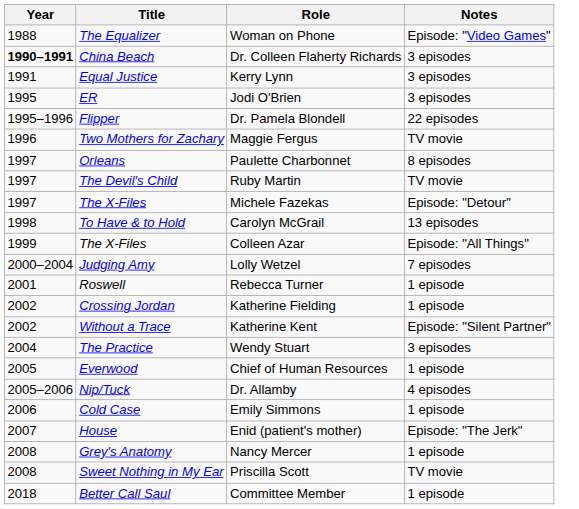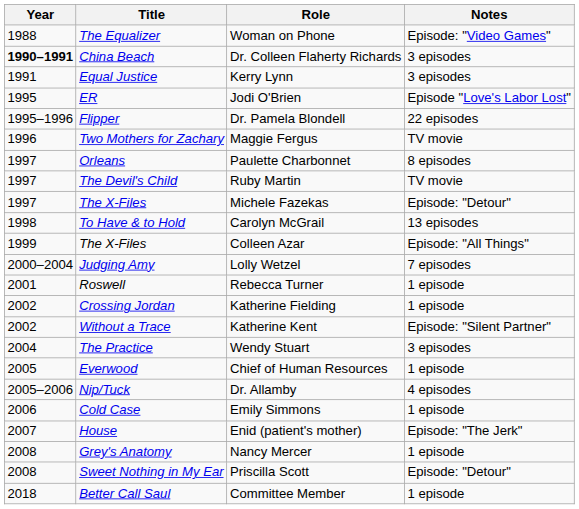(439, 98) 3 episodes -> (489, 98) Episode "Love's Labor Lost"
(435, 472) TV movie -> (459, 472) Episode: "Detour"
